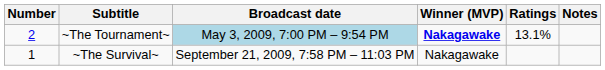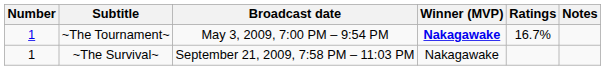(32, 34) 2 -> (32, 34) 1
(295, 34) lightblue background -> (295, 34) no background
(533, 34) 13.1% -> (533, 34) 16.7%
